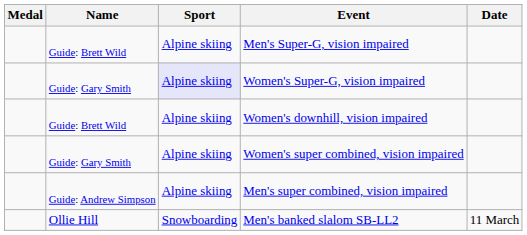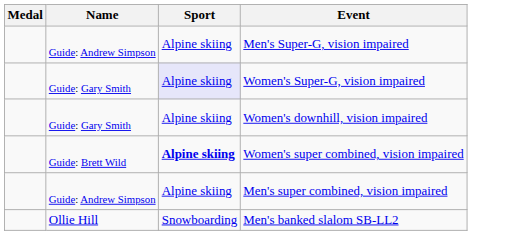- column: (495, 15)
(88, 53) Guide: Brett Wild -> (102, 53) Guide: Andrew Simpson
(88, 126) Guide: Brett Wild -> (90, 126) Guide: Gary Smith
(90, 163) Guide: Gary Smith -> (88, 163) Guide: Brett Wild
(197, 154) normal -> (198, 154) bold
